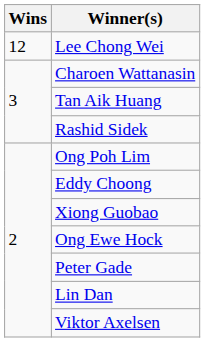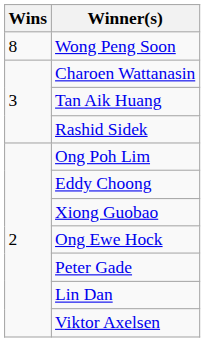- row: (109, 45)
+ row: (115, 45)
